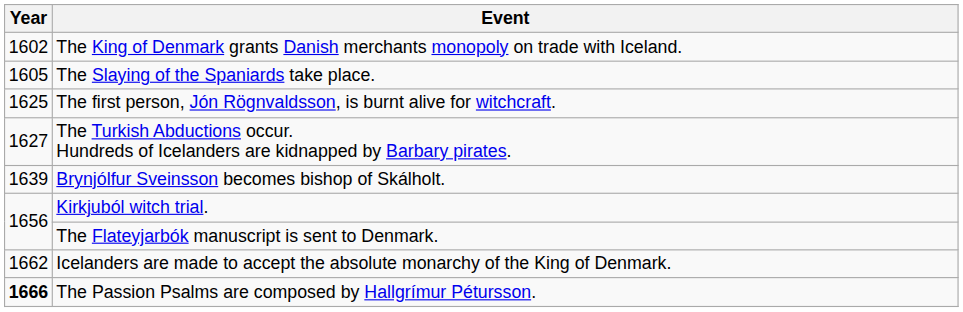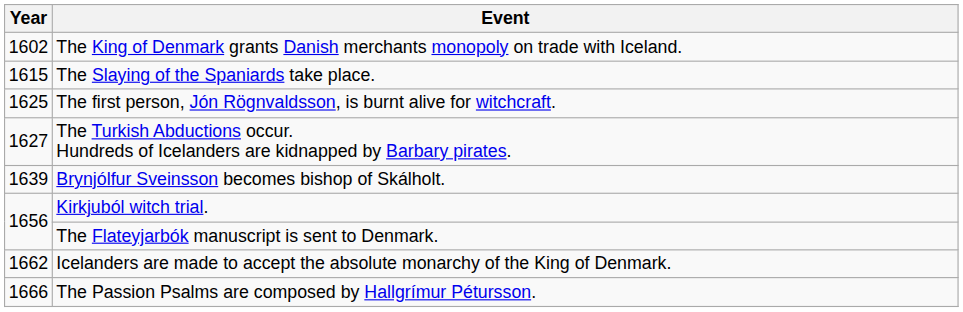(28, 74) 1605 -> (28, 74) 1615
(28, 292) bold -> (28, 292) normal
